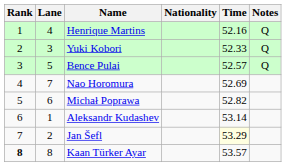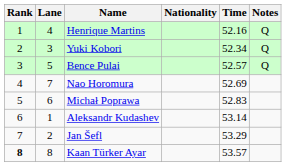(234, 48) 52.33 -> (234, 48) 52.34
(234, 100) 52.82 -> (234, 100) 52.83
(234, 135) lightyellow background -> (234, 135) no background
